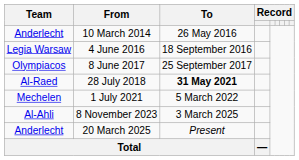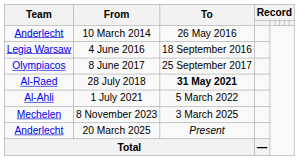(39, 98) Mechelen -> (39, 98) Al-Ahli
(39, 114) Al-Ahli -> (39, 114) Mechelen
